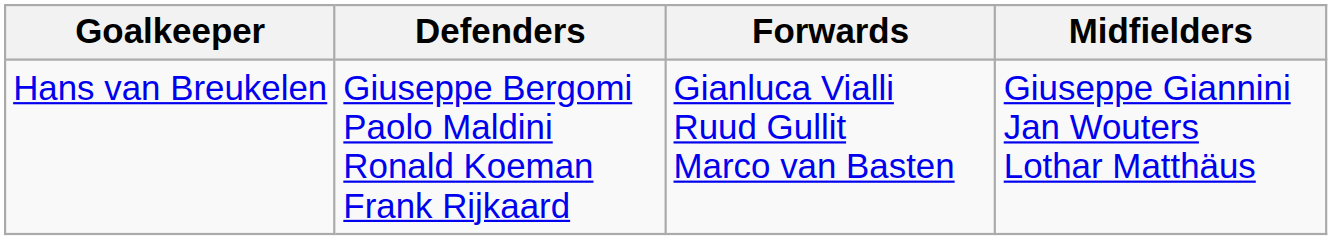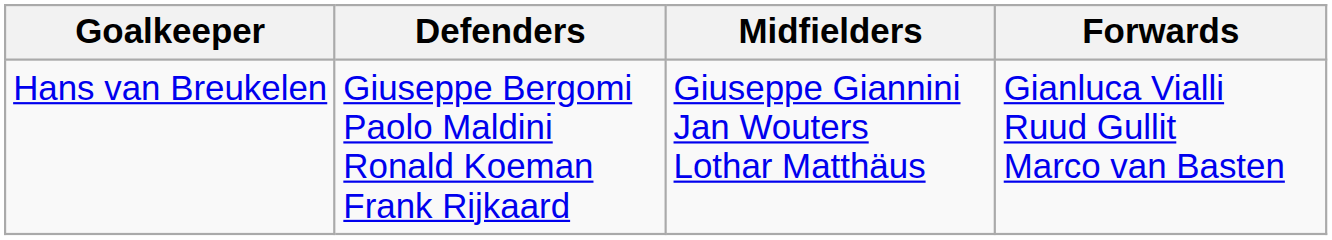columns swapped: (1161, 32) <-> (831, 32)
